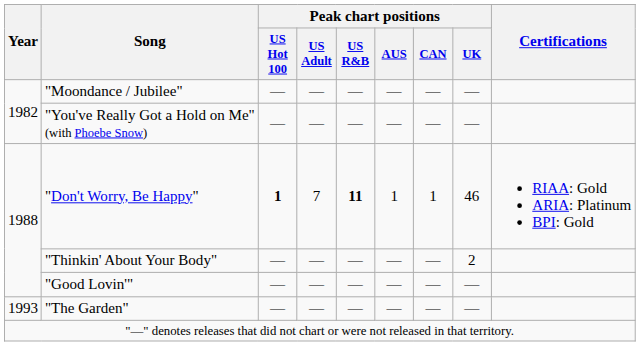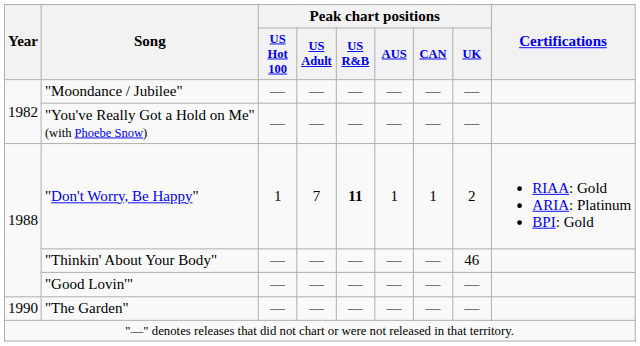(278, 196) bold -> (278, 196) normal
(472, 196) 46 -> (472, 196) 2
(472, 260) 2 -> (472, 260) 46
(23, 308) 1993 -> (23, 308) 1990
